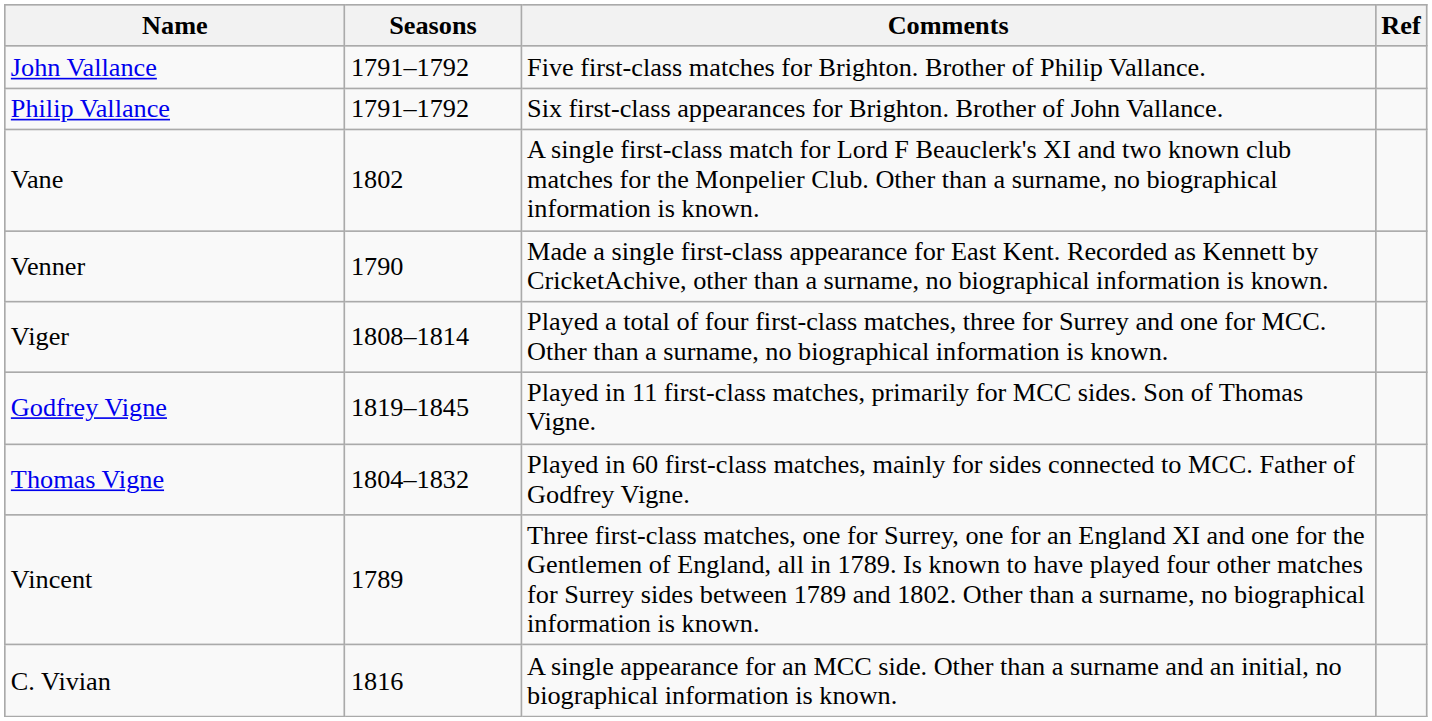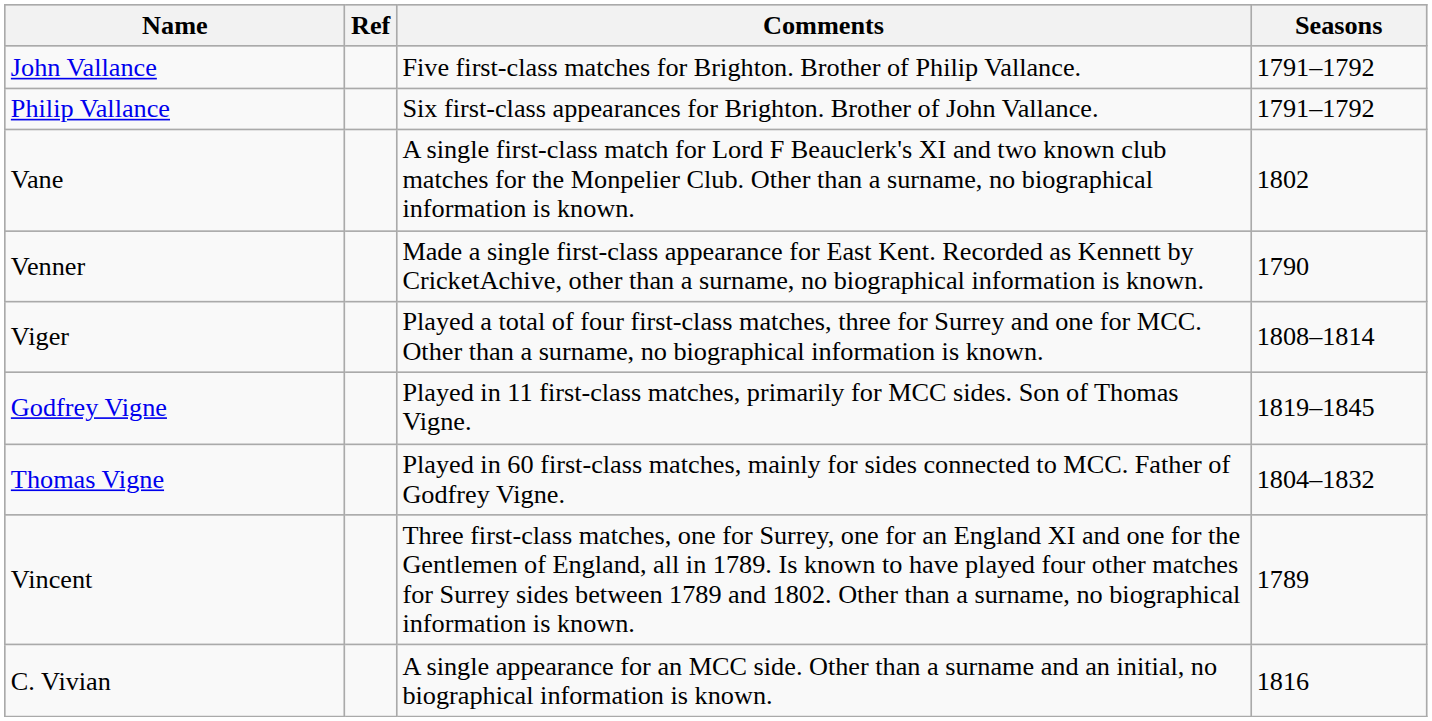columns swapped: (433, 25) <-> (1401, 25)
